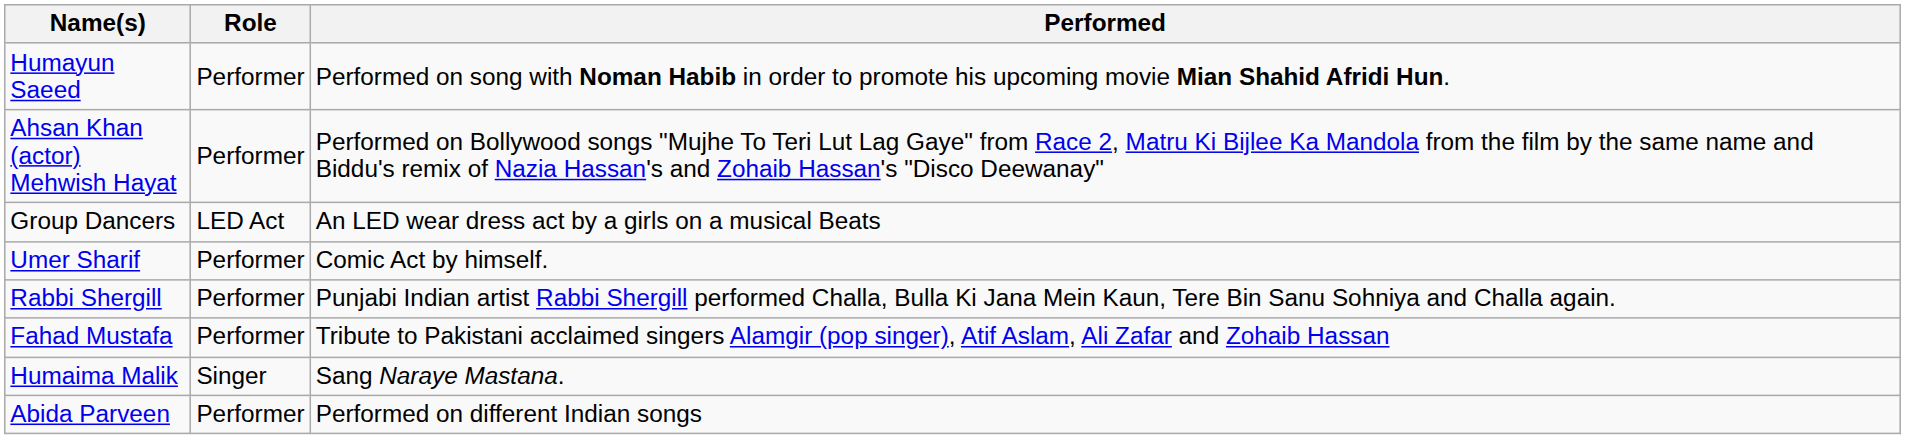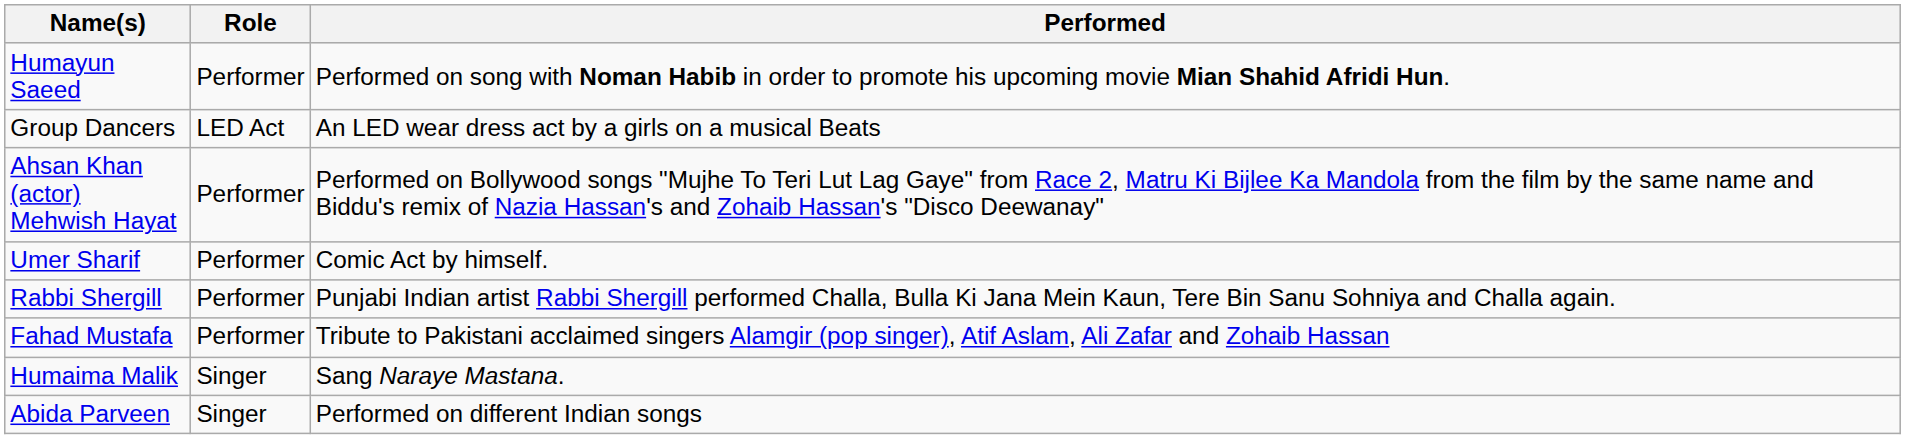rows swapped: (93, 155) <-> (93, 221)
(250, 414) Performer -> (232, 414) Singer
